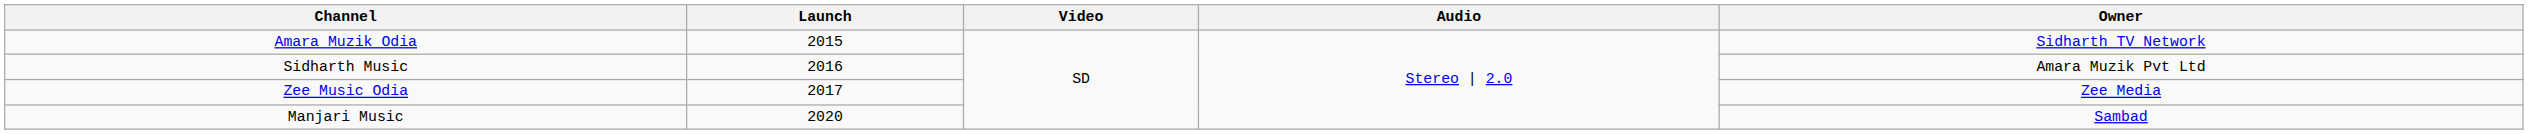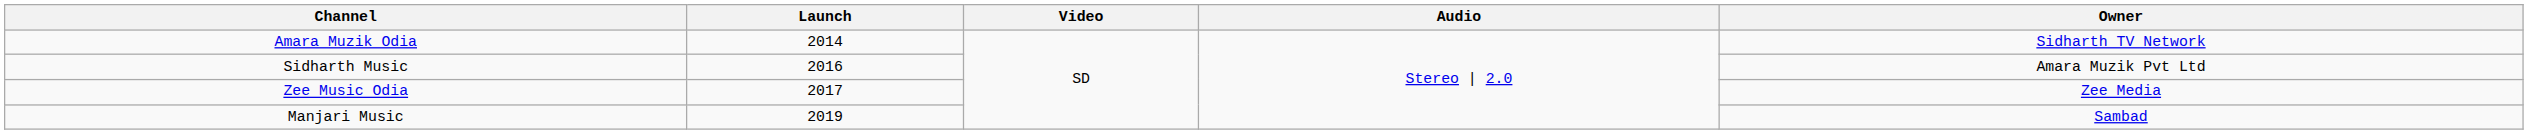(825, 42) 2015 -> (825, 42) 2014
(825, 117) 2020 -> (825, 117) 2019
